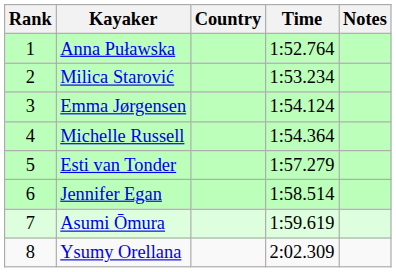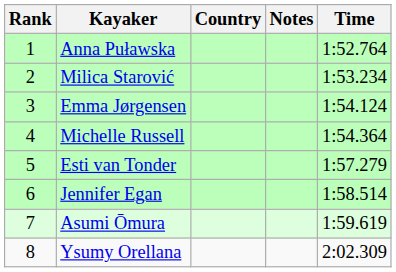columns swapped: (302, 19) <-> (365, 19)
